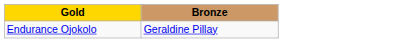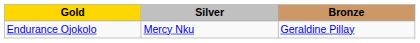+ column: (210, 12)
